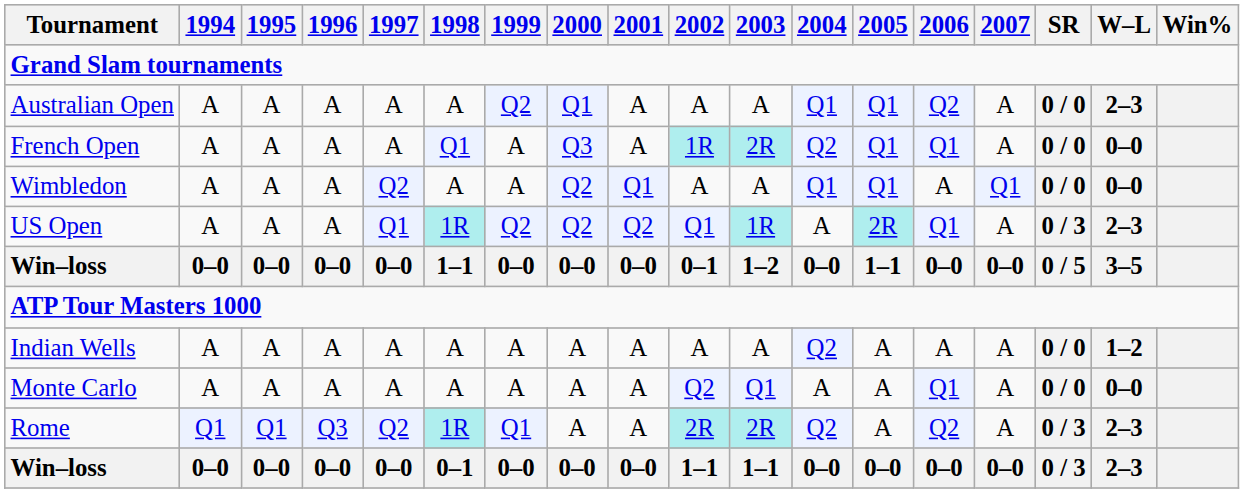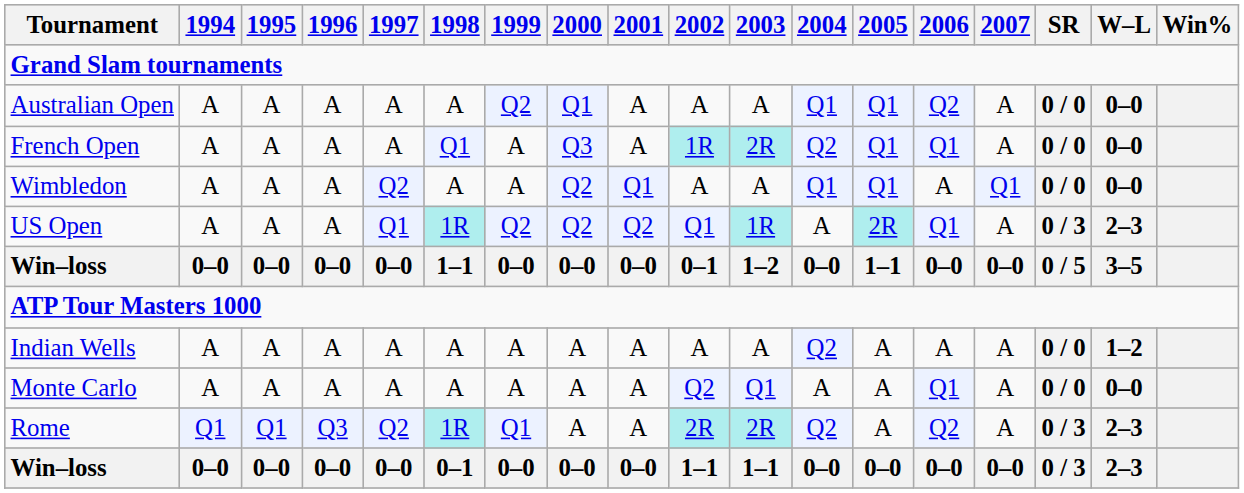(1124, 104) 2–3 -> (1124, 104) 0–0
